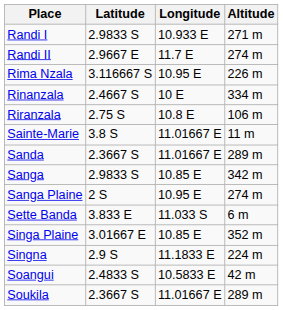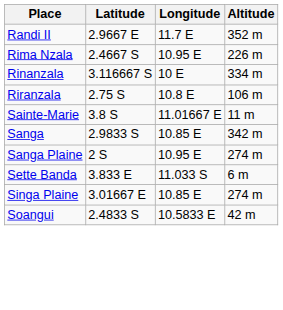- row: (27, 34)
(245, 54) 274 m -> (245, 34) 352 m
(120, 74) 3.116667 S -> (114, 54) 2.4667 S
(114, 94) 2.4667 S -> (120, 74) 3.116667 S
- row: (26, 154)
(245, 235) 352 m -> (245, 194) 274 m
- row: (27, 255)
- row: (28, 295)
